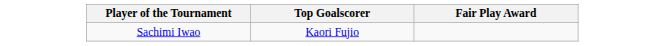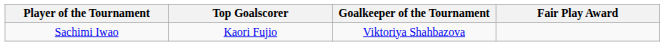+ column: (414, 13)
